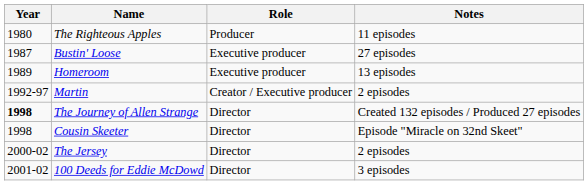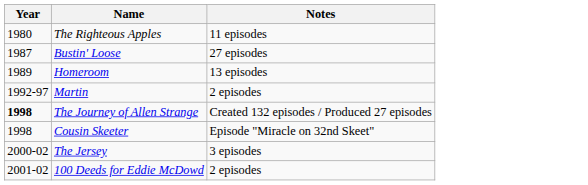- column: (281, 14)
(384, 151) 2 episodes -> (235, 151) 3 episodes
(384, 170) 3 episodes -> (235, 170) 2 episodes
